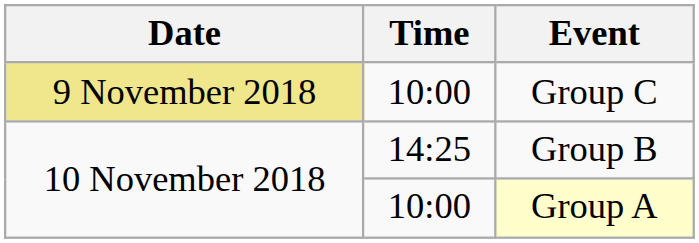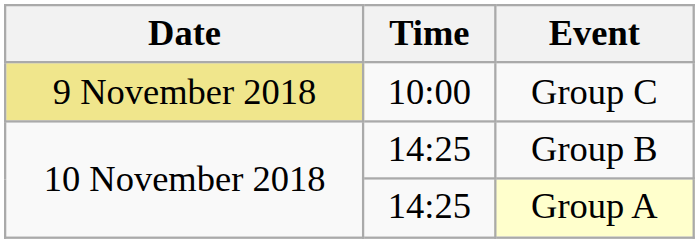(429, 206) 10:00 -> (429, 206) 14:25
